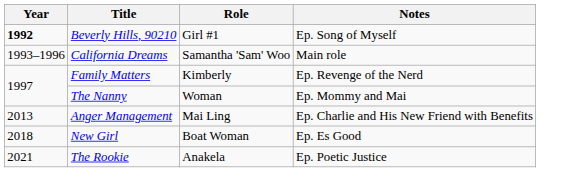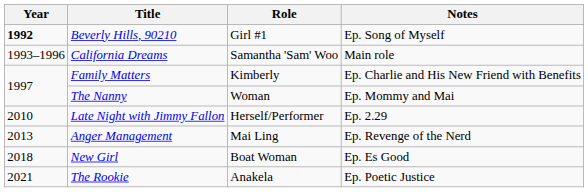(360, 75) Ep. Revenge of the Nerd -> (463, 75) Ep. Charlie and His New Friend with Benefits
+ row: (148, 116)
(414, 116) Ep. Charlie and His New Friend with Benefits -> (408, 136) Ep. Revenge of the Nerd
